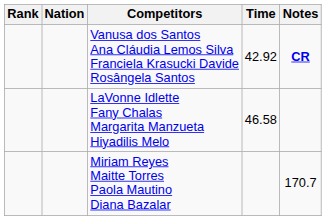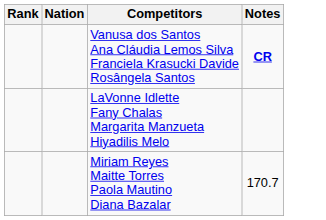- column: (261, 14)
